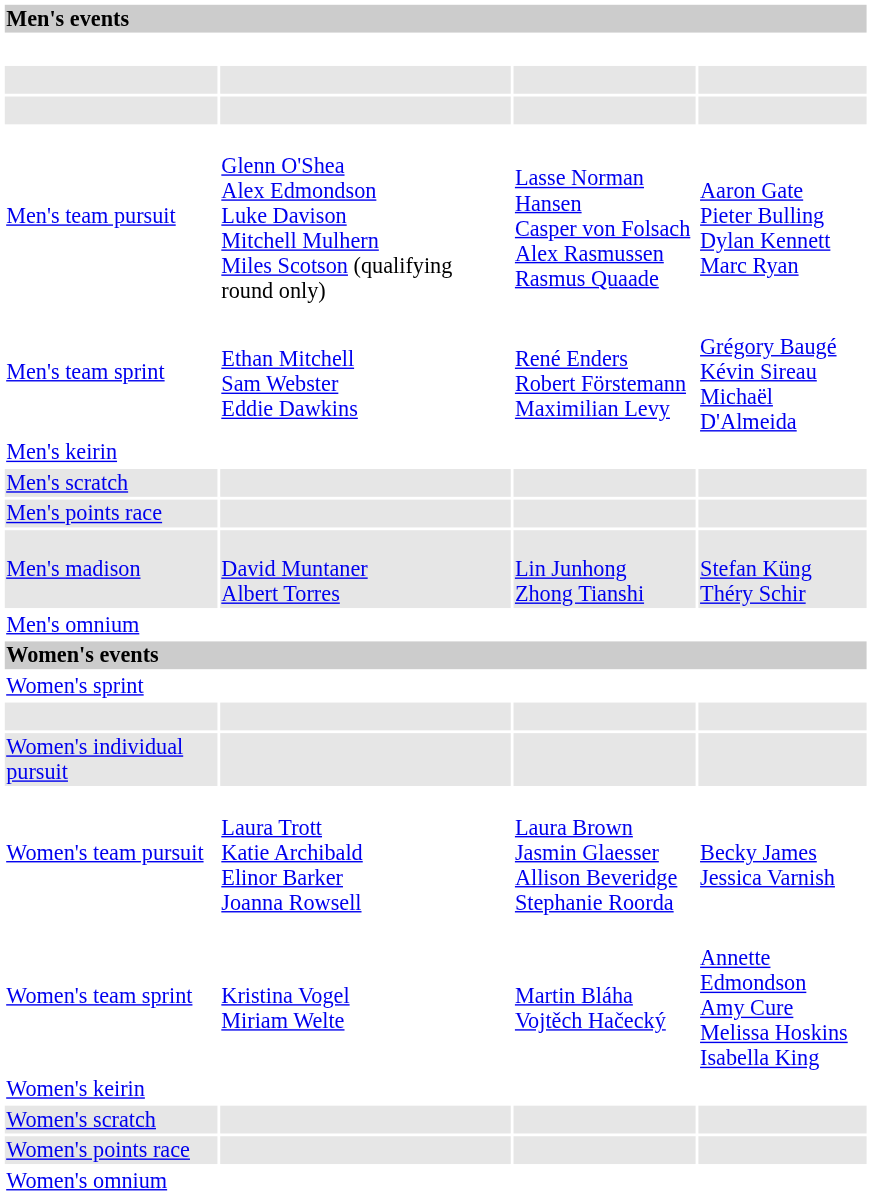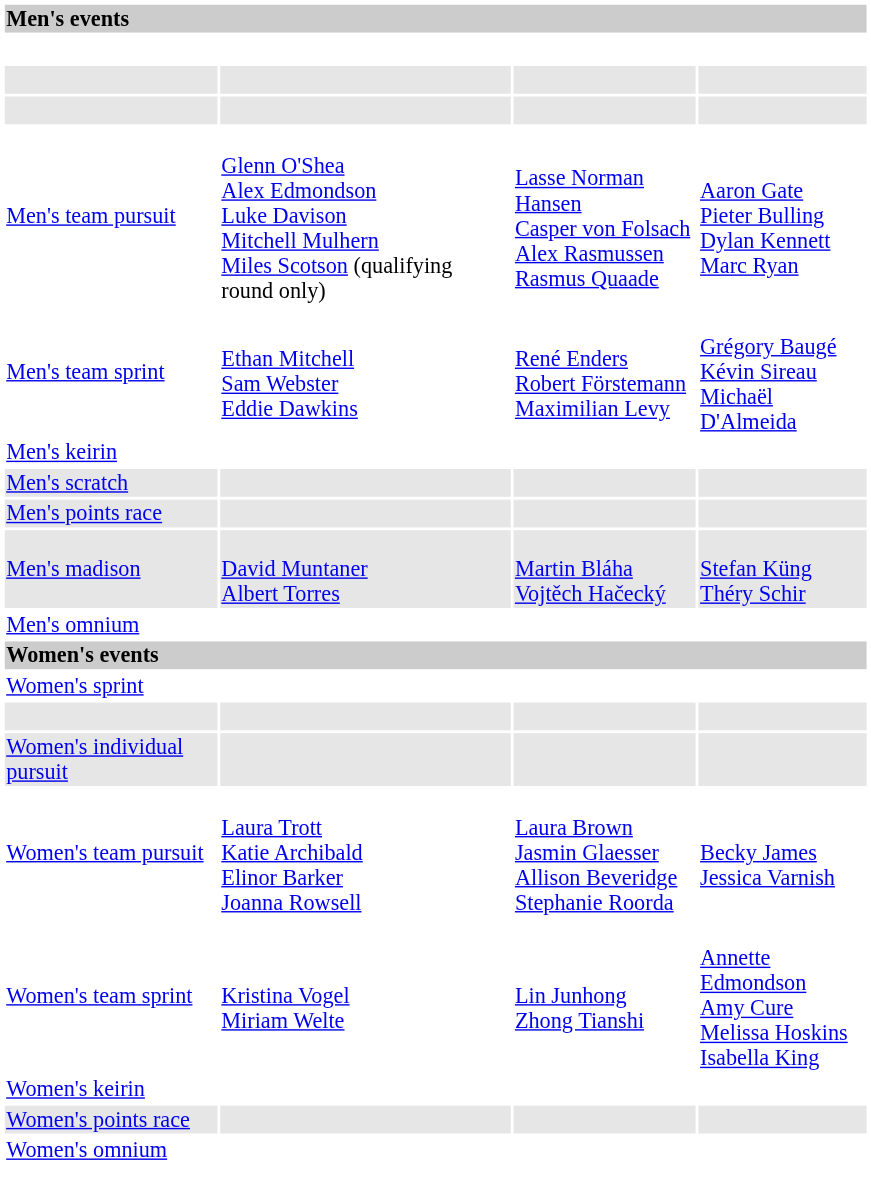(579, 581) Lin Junhong Zhong Tianshi -> (590, 581) Martin Bláha Vojtěch Hačecký
(590, 1008) Martin Bláha Vojtěch Hačecký -> (579, 1008) Lin Junhong Zhong Tianshi
- row: (81, 1119)
